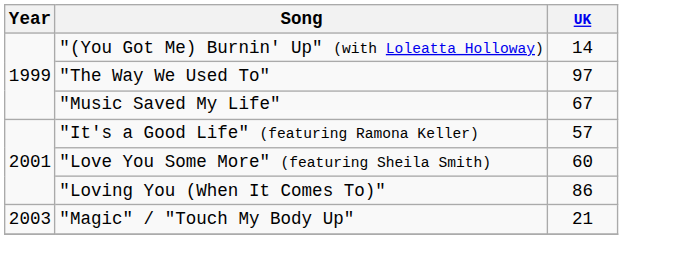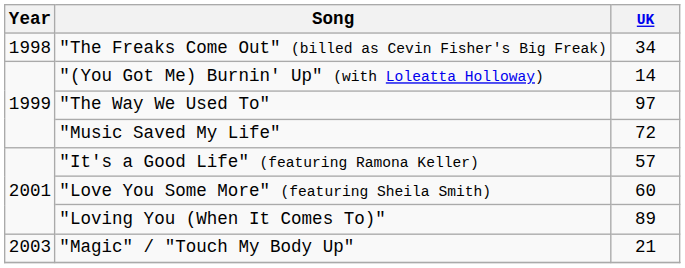+ row: (333, 48)
(582, 105) 67 -> (646, 133) 72
(582, 191) 86 -> (646, 219) 89
